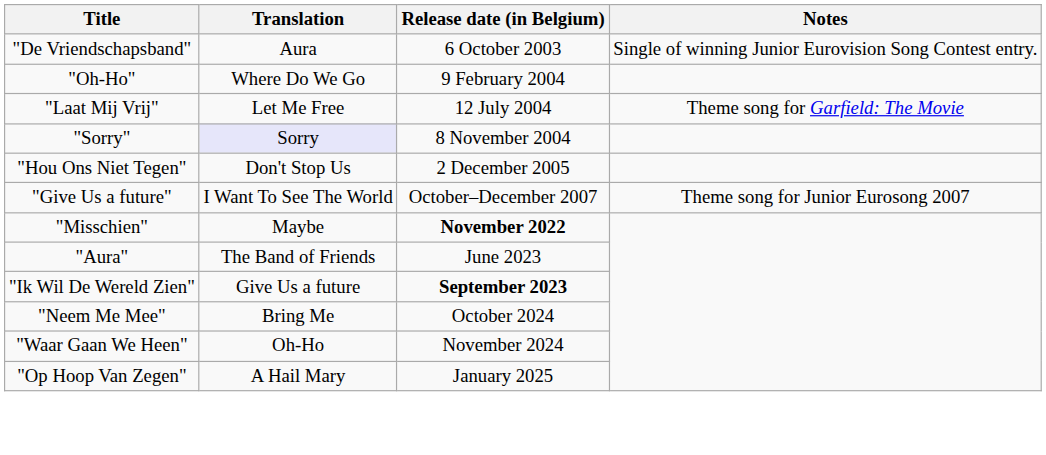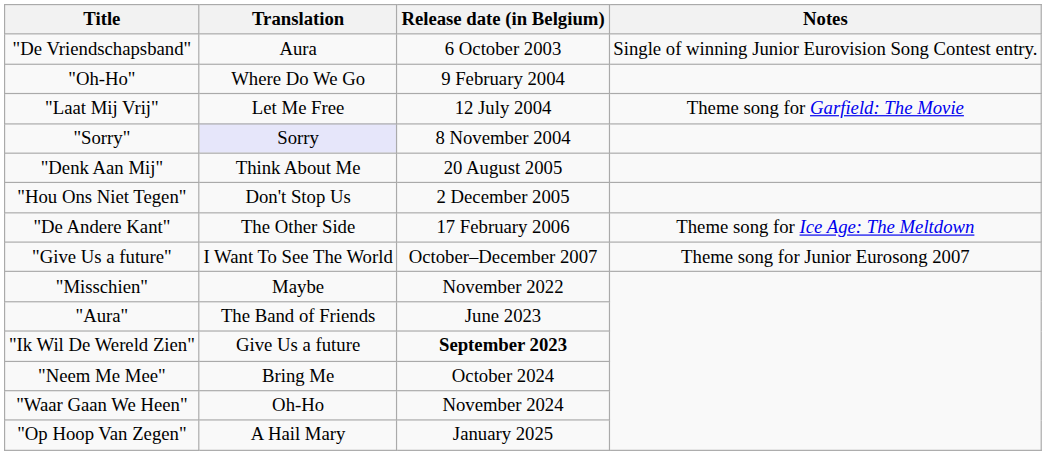+ row: (102, 167)
+ row: (102, 227)
(503, 227) bold -> (503, 286) normal
